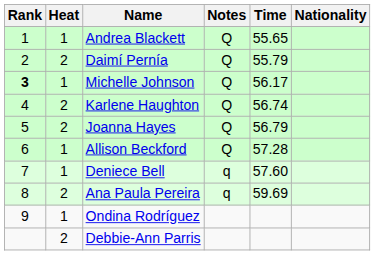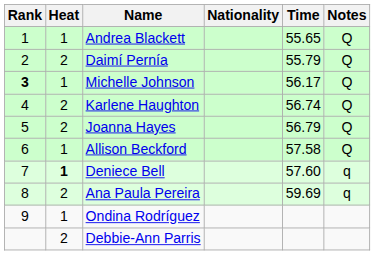columns swapped: (330, 15) <-> (227, 15)
(270, 149) 57.28 -> (303, 149) 57.58
(64, 171) normal -> (64, 171) bold
